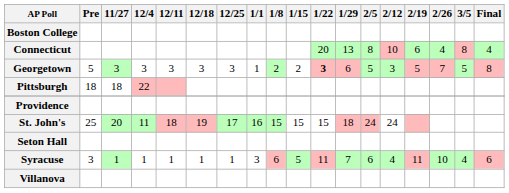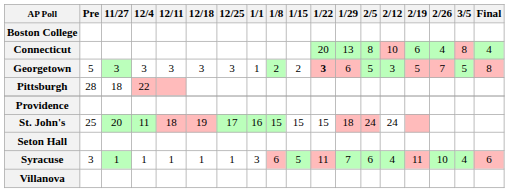(91, 87) 18 -> (91, 87) 28
